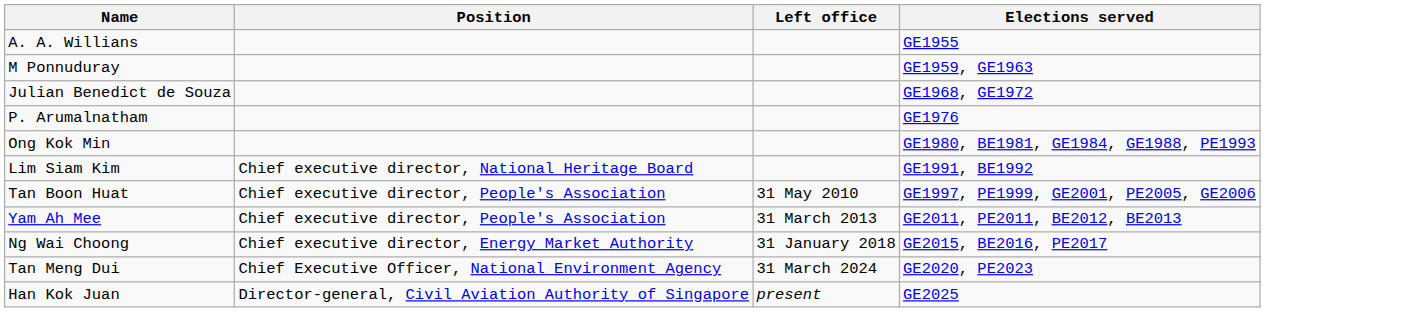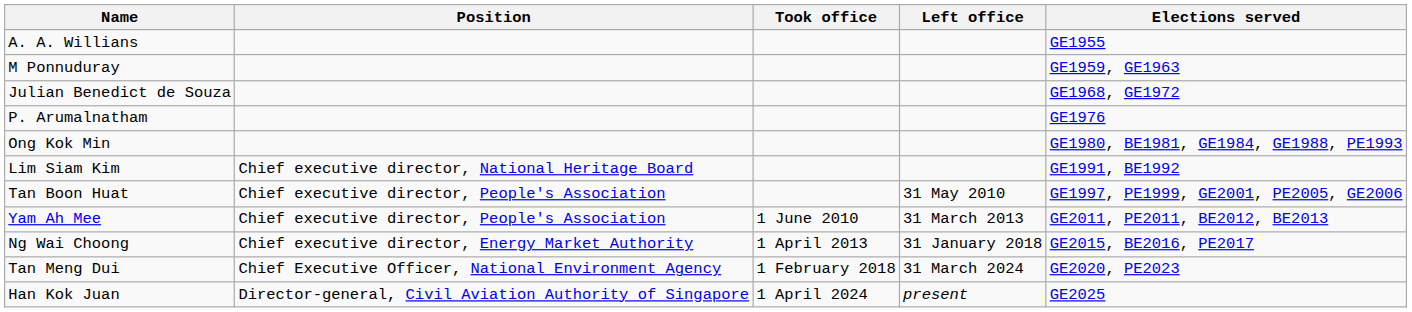+ column: (826, 17)
